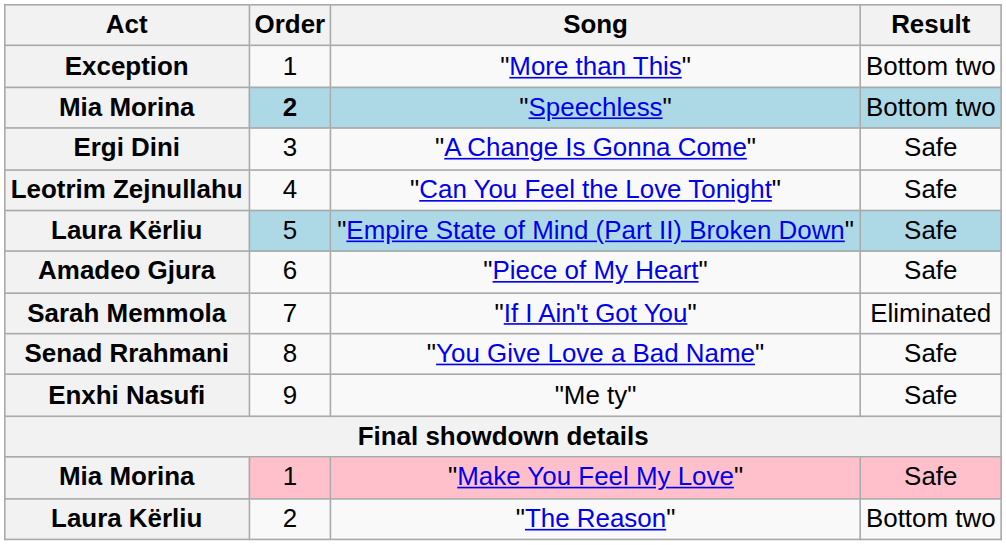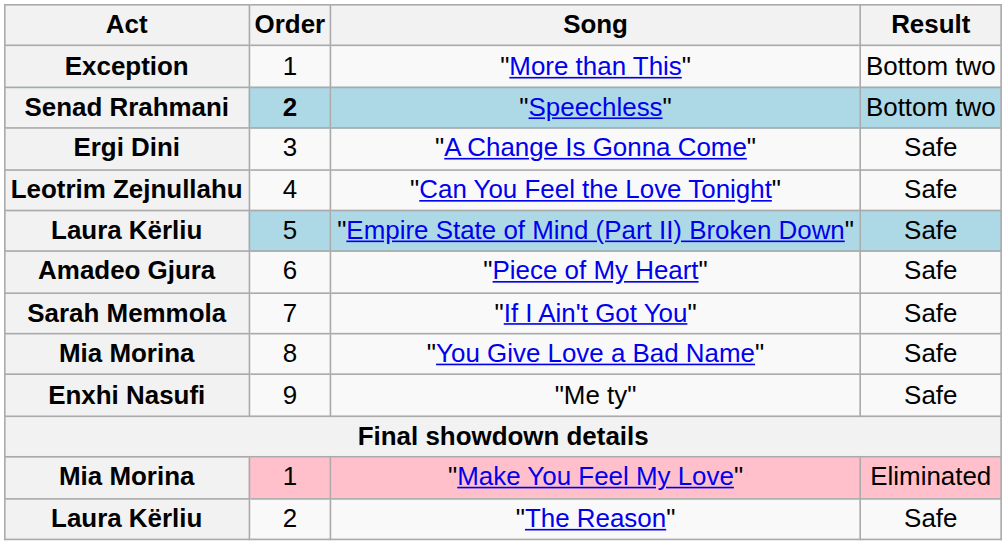(127, 107) Mia Morina -> (127, 107) Senad Rrahmani
(931, 312) Eliminated -> (931, 312) Safe
(127, 353) Senad Rrahmani -> (127, 353) Mia Morina
(931, 477) Safe -> (931, 477) Eliminated
(931, 518) Bottom two -> (931, 518) Safe
